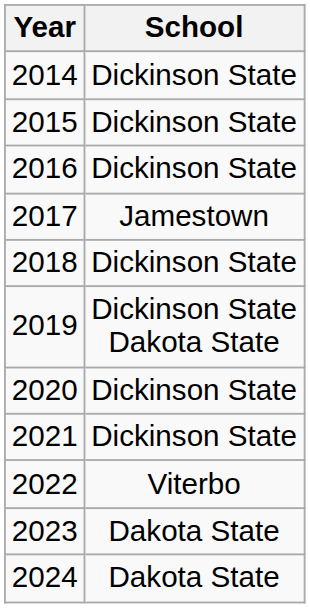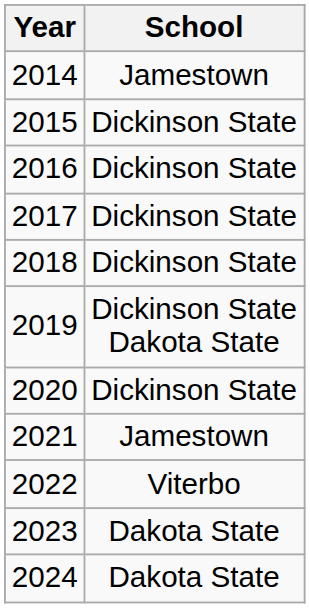(194, 74) Dickinson State -> (194, 74) Jamestown
(194, 215) Jamestown -> (194, 215) Dickinson State
(194, 436) Dickinson State -> (194, 436) Jamestown
